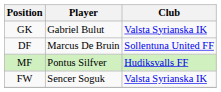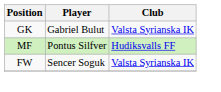- row: (25, 46)
